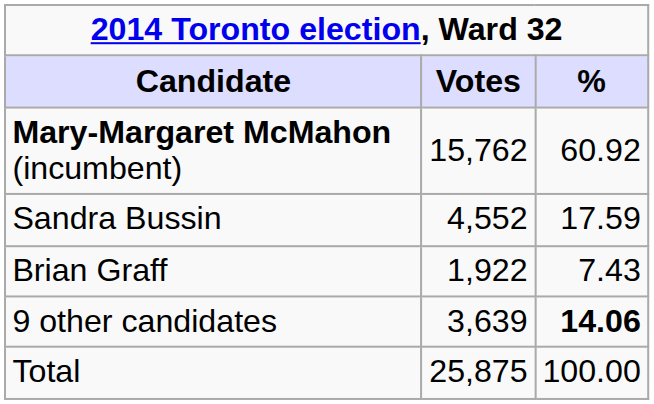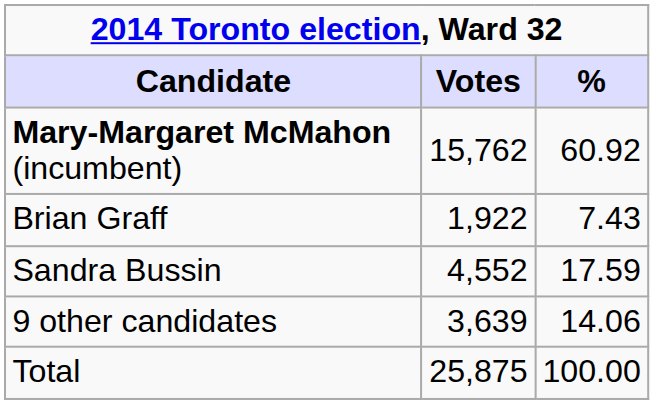rows swapped: (117, 219) <-> (90, 270)
(601, 321) bold -> (601, 321) normal
